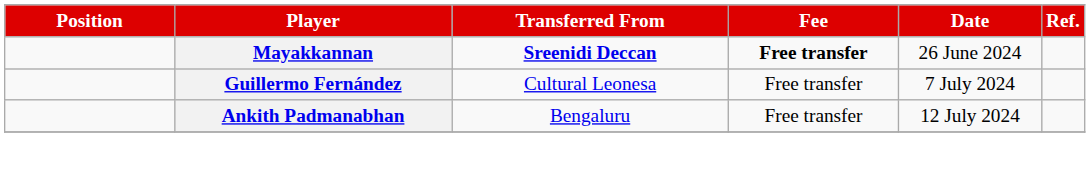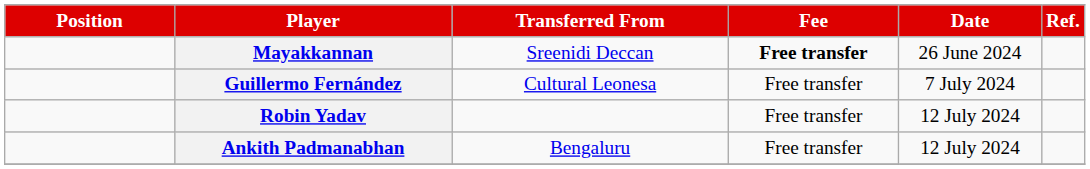(590, 52) bold -> (590, 52) normal
+ row: (313, 116)
